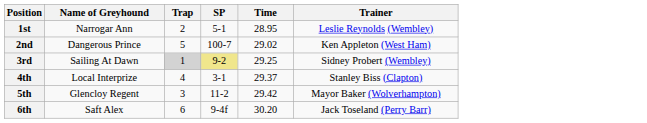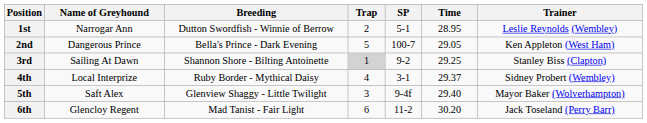+ column: (256, 12)
(266, 45) 29.02 -> (450, 45) 29.05
(219, 61) khaki background -> (403, 61) no background
(376, 61) Sidney Probert (Wembley) -> (560, 61) Stanley Biss (Clapton)
(376, 77) Stanley Biss (Clapton) -> (560, 77) Sidney Probert (Wembley)
(104, 93) Glencloy Regent -> (104, 93) Saft Alex
(219, 93) 11-2 -> (403, 93) 9-4f
(266, 93) 29.42 -> (450, 93) 29.40
(104, 110) Saft Alex -> (104, 110) Glencloy Regent
(219, 110) 9-4f -> (403, 110) 11-2
